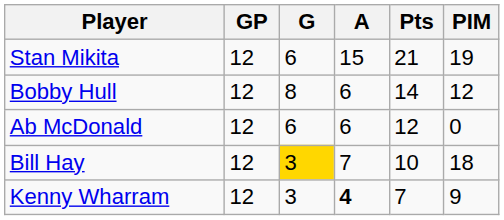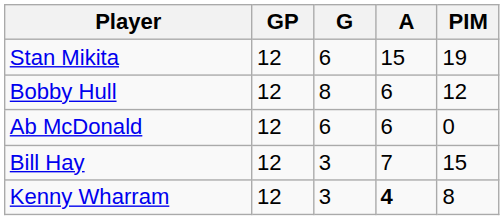- column: (417, 22)
(291, 162) gold background -> (325, 162) no background
(461, 162) 18 -> (455, 162) 15
(455, 197) 9 -> (449, 197) 8
